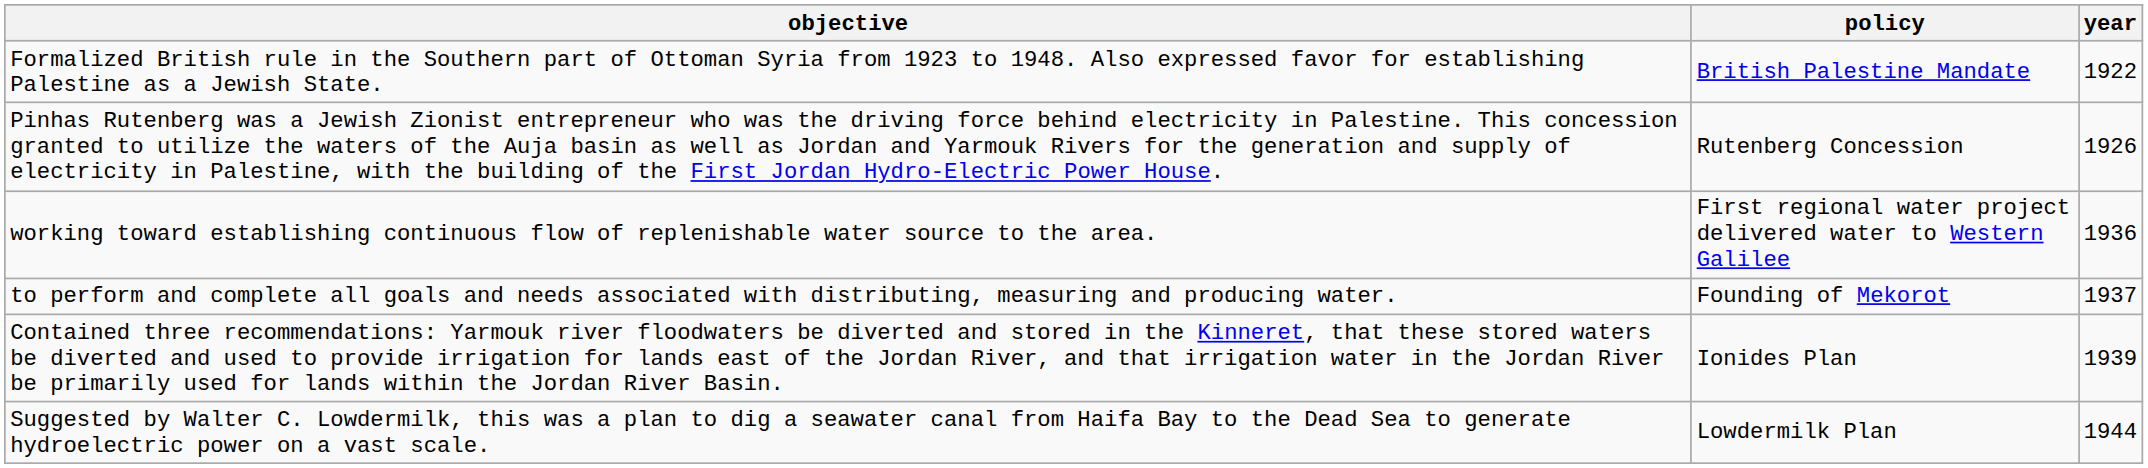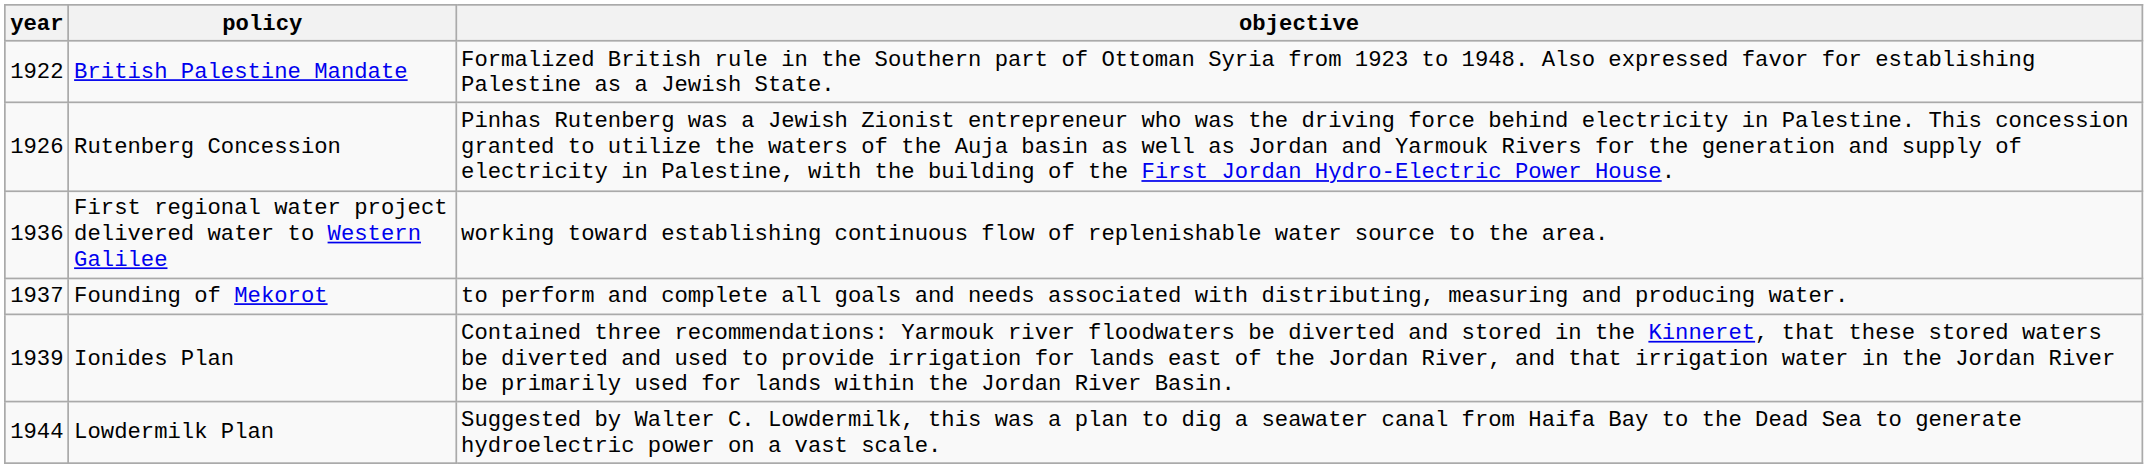columns swapped: (2110, 23) <-> (848, 23)
